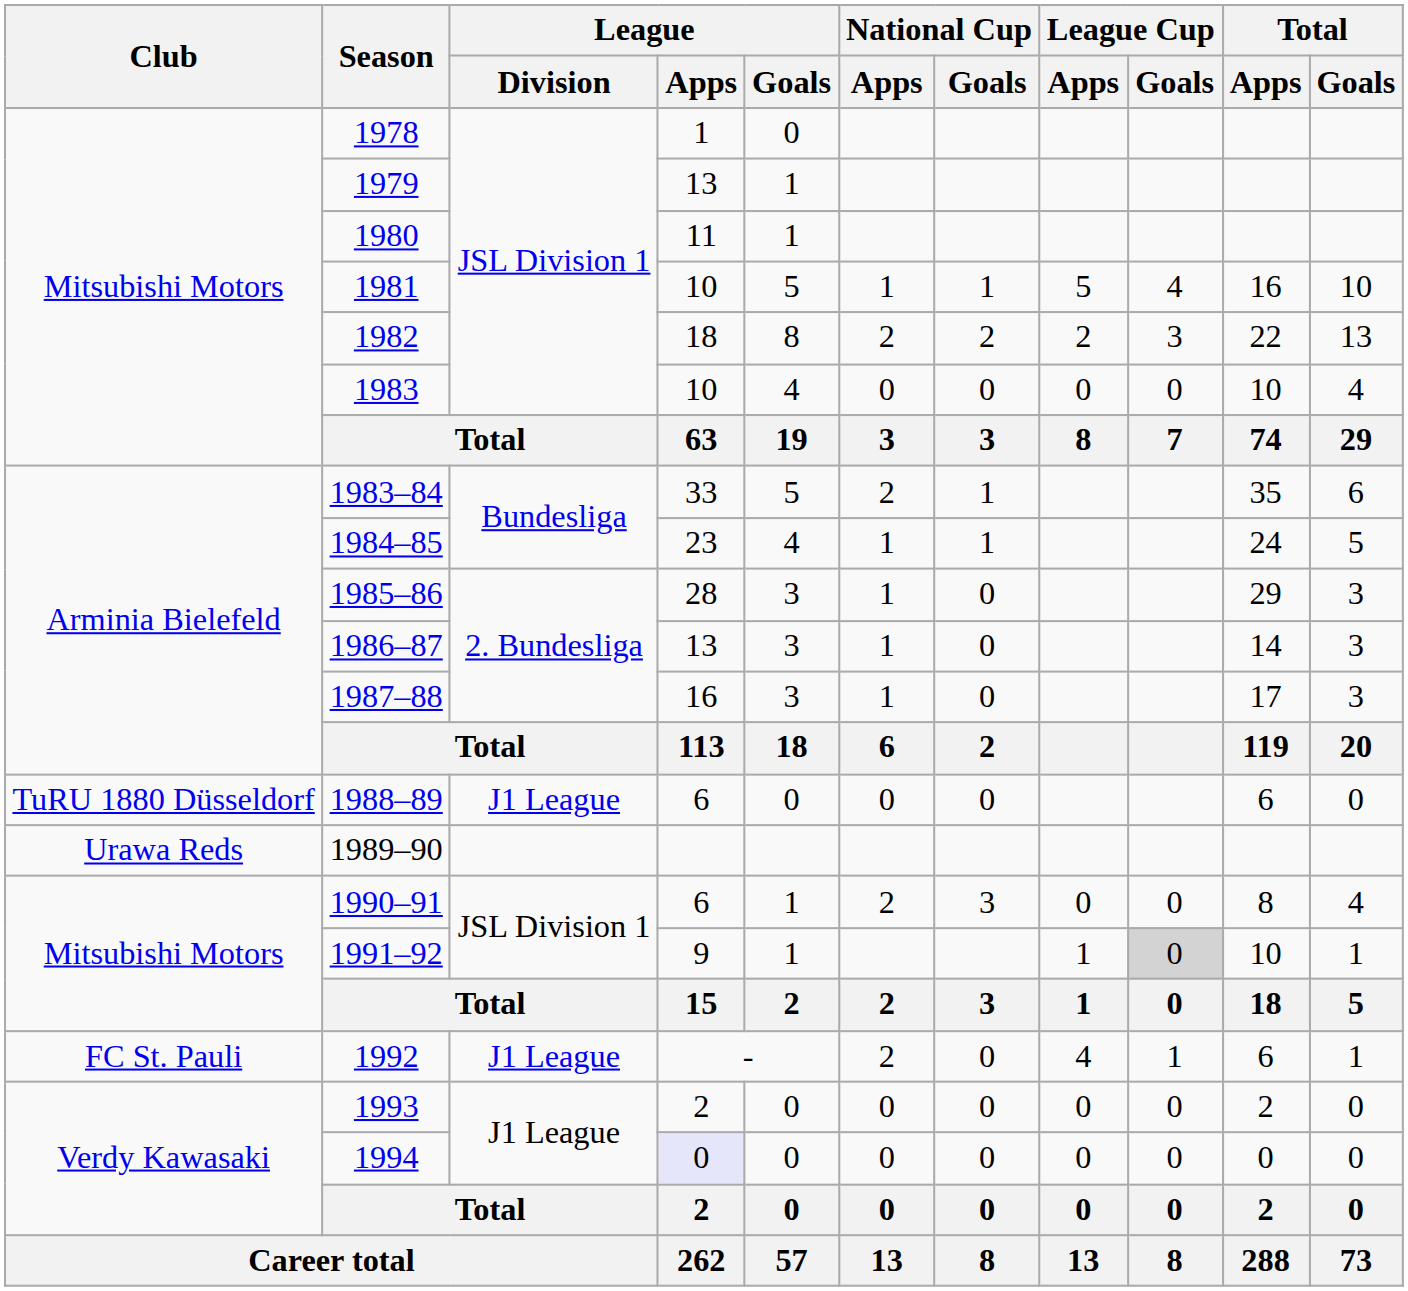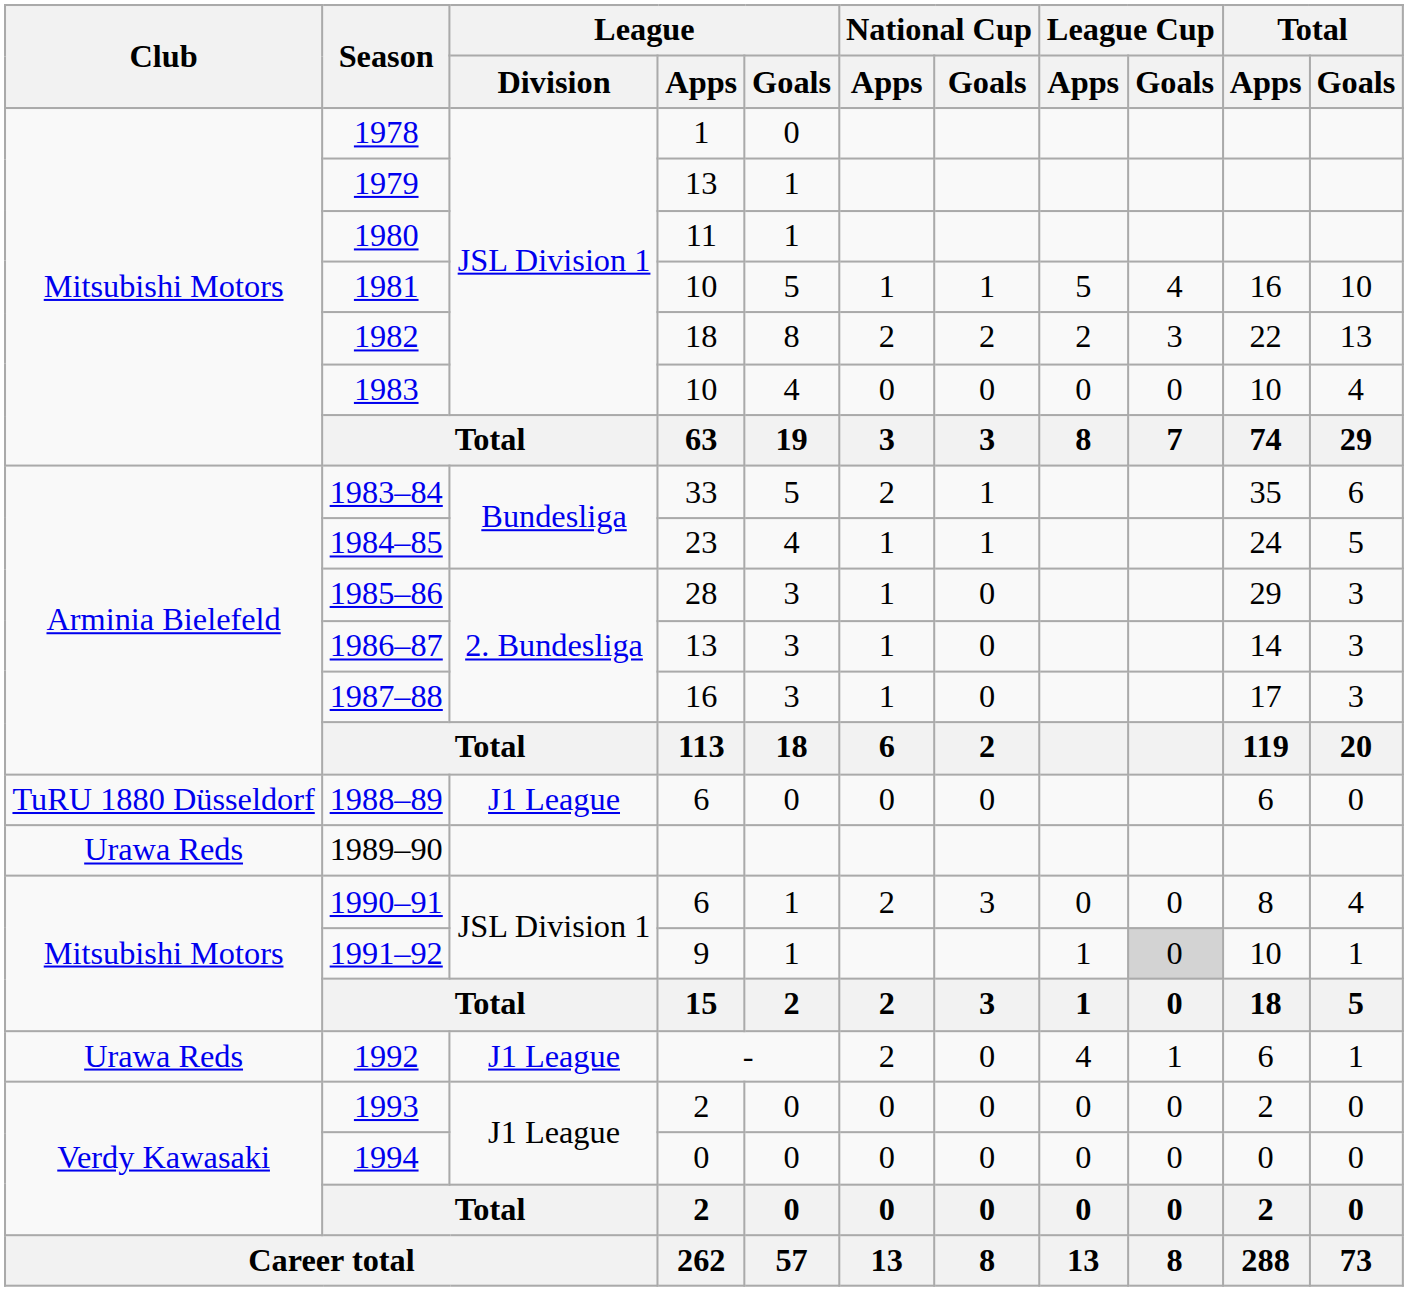(164, 1055) FC St. Pauli -> (164, 1055) Urawa Reds
(701, 1157) lavender background -> (701, 1157) no background
